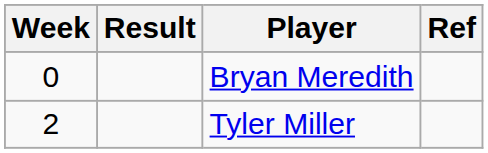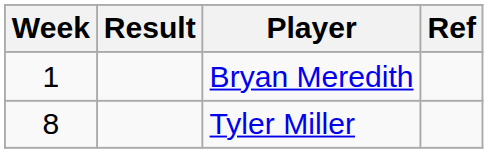(51, 76) 0 -> (51, 76) 1
(51, 123) 2 -> (51, 123) 8
